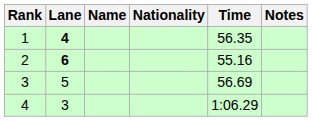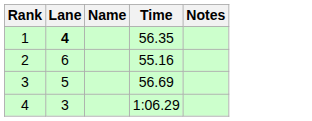- column: (169, 15)
(65, 60) bold -> (65, 60) normal
